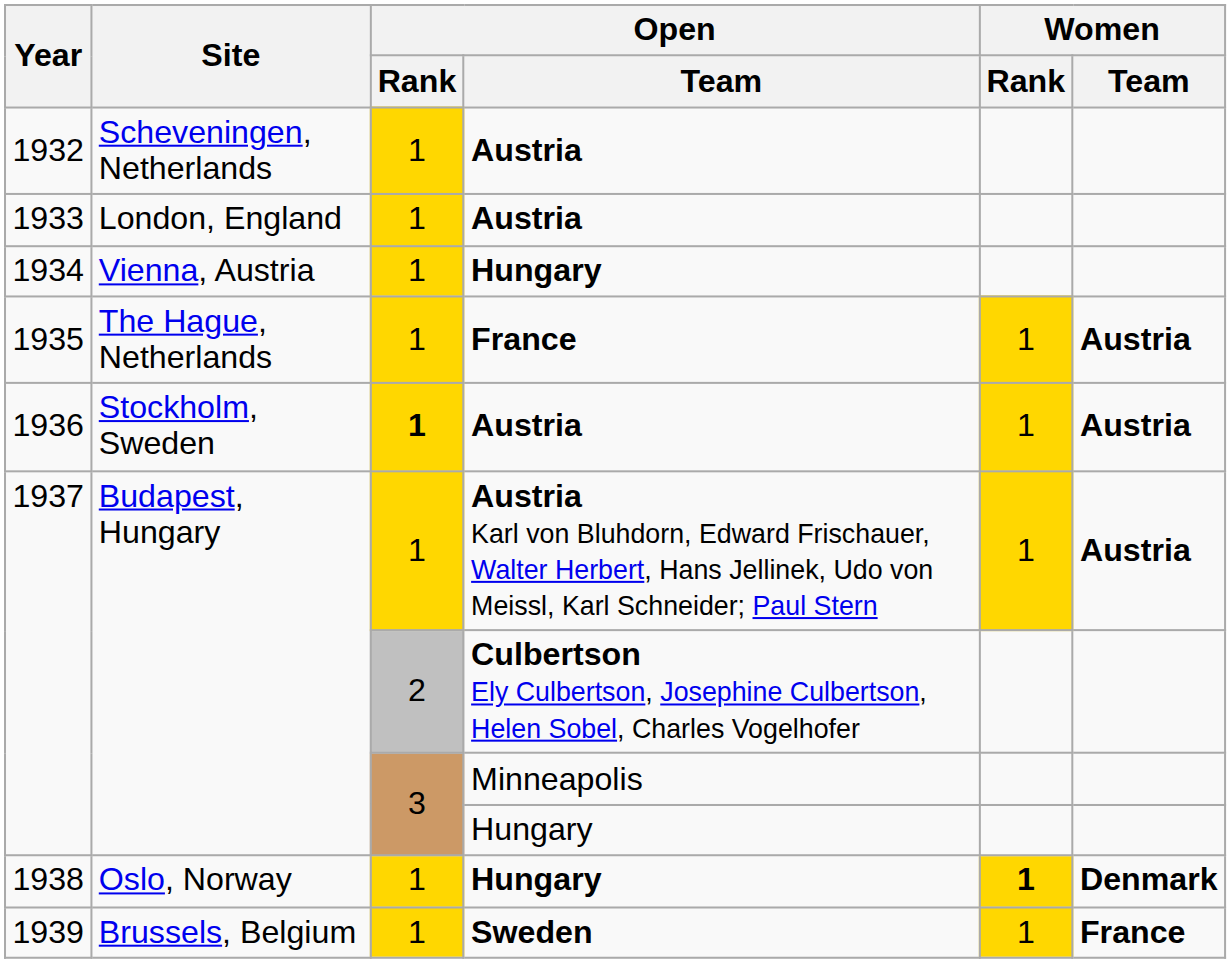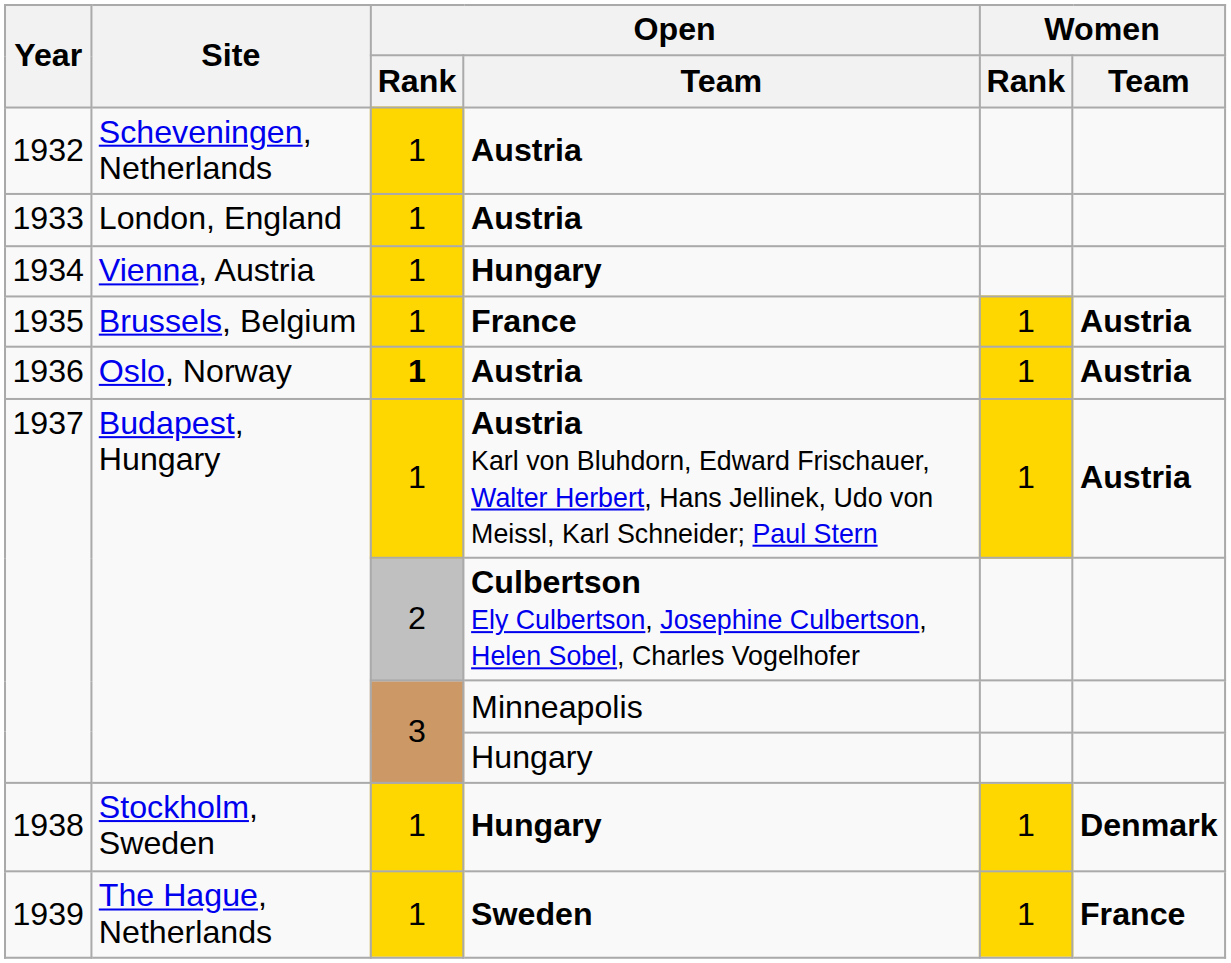(185, 339) The Hague, Netherlands -> (227, 321) Brussels, Belgium
(178, 426) Stockholm, Sweden -> (195, 372) Oslo, Norway
(195, 880) Oslo, Norway -> (178, 826) Stockholm, Sweden
(1026, 880) bold -> (1026, 826) normal
(227, 931) Brussels, Belgium -> (185, 913) The Hague, Netherlands
